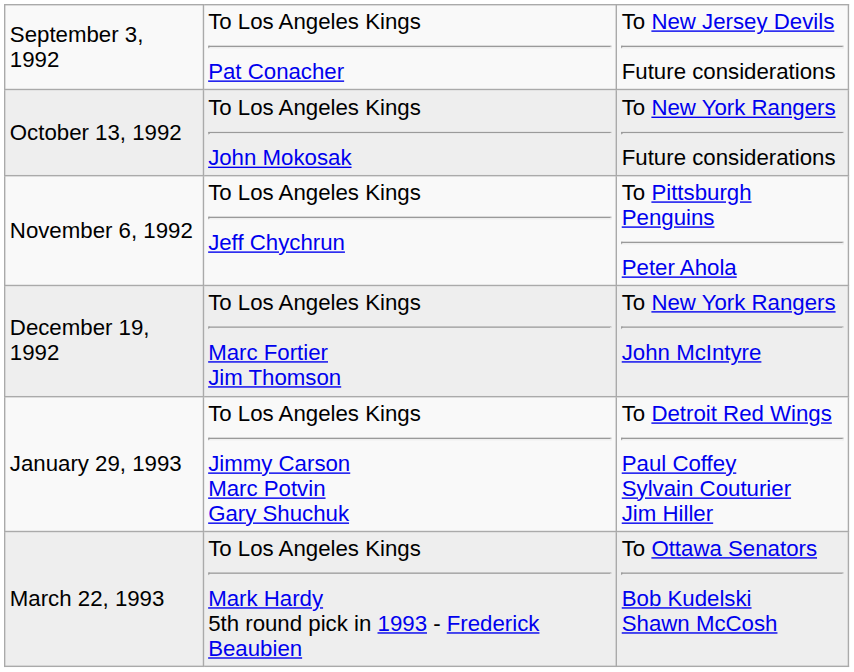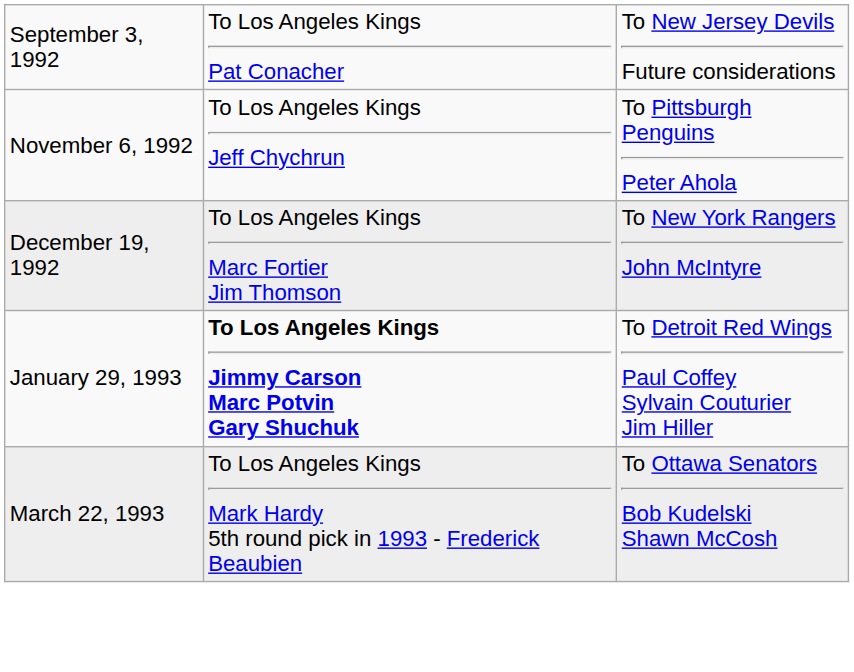- row: (96, 132)
(410, 463) normal -> (410, 378) bold
